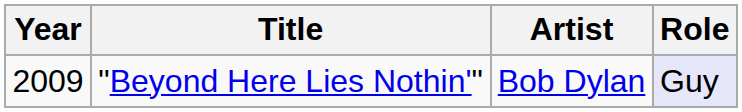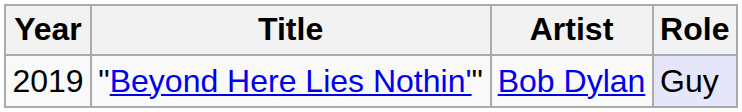(48, 80) 2009 -> (48, 80) 2019
